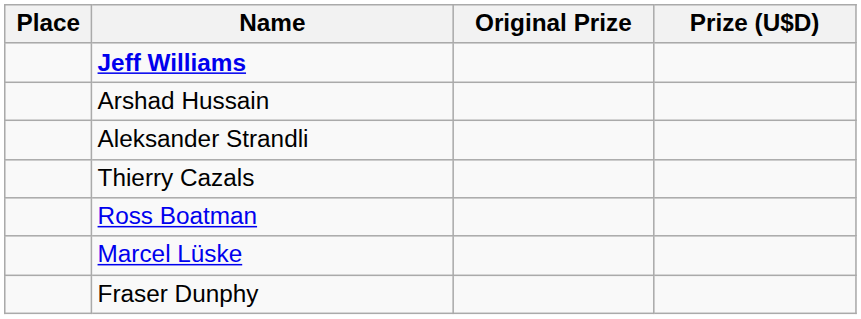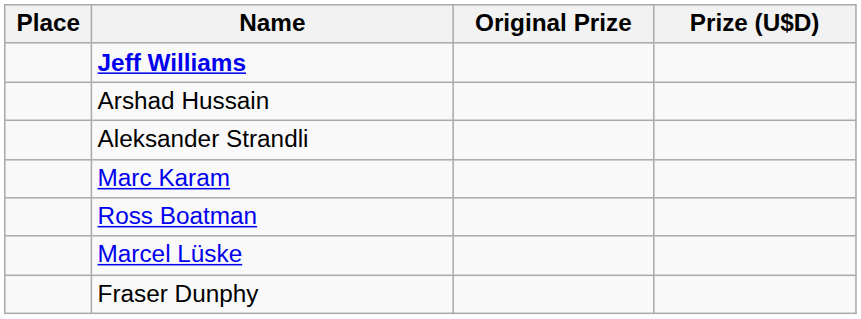+ row: (164, 178)
- row: (176, 178)
